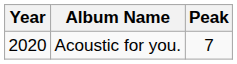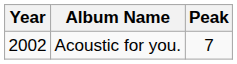(28, 45) 2020 -> (28, 45) 2002
